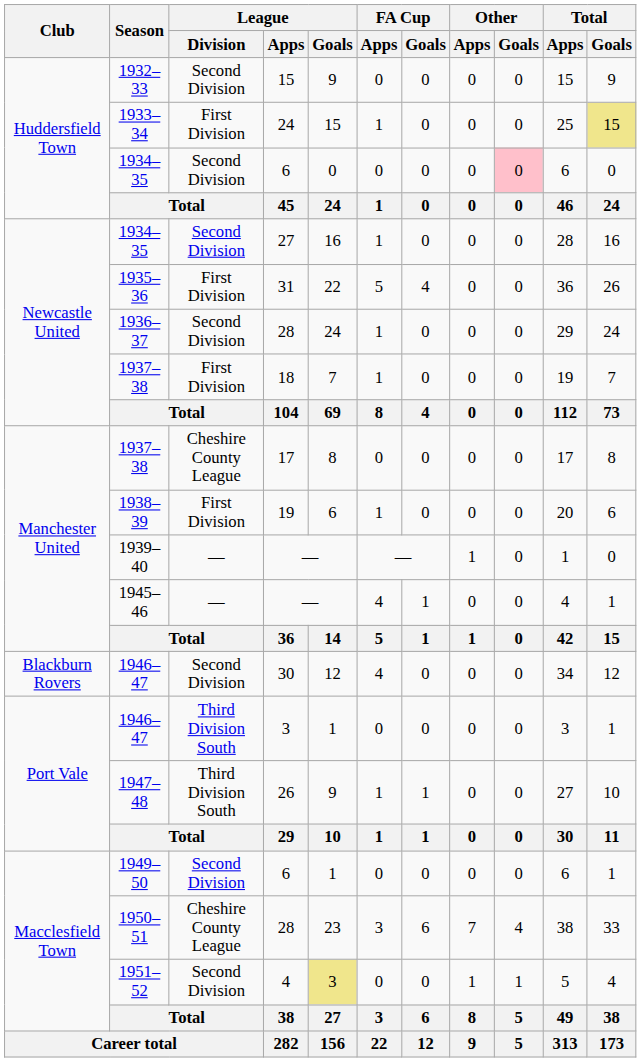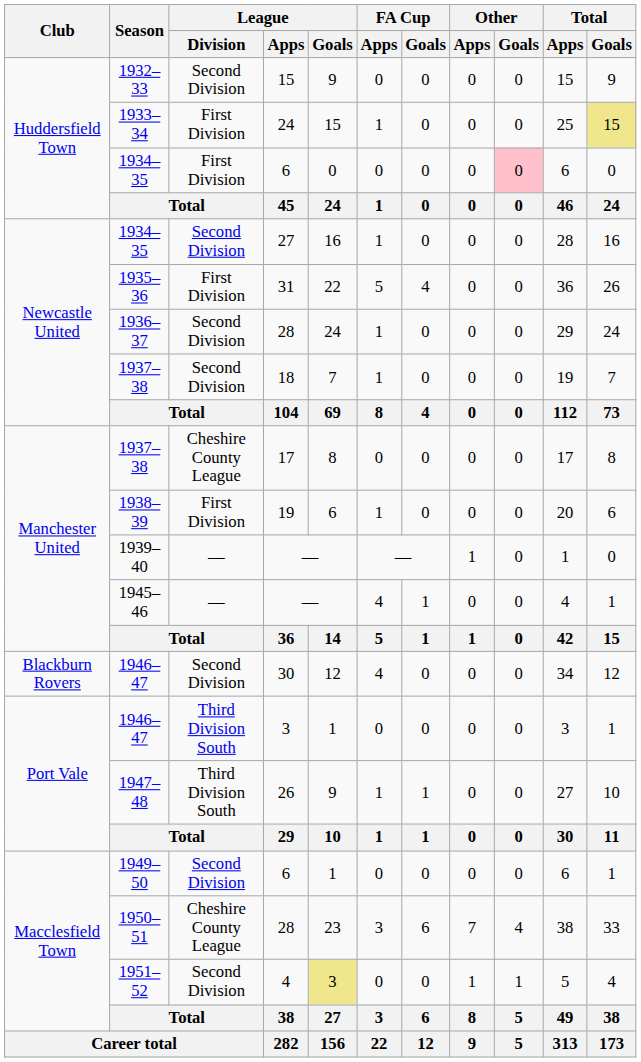(216, 170) Second Division -> (216, 170) First Division
(216, 376) First Division -> (216, 376) Second Division
